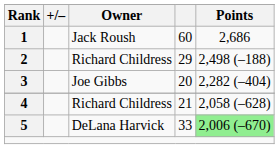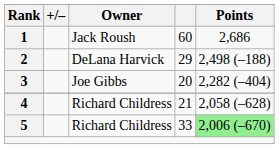(122, 59) Richard Childress -> (118, 59) DeLana Harvick
(118, 125) DeLana Harvick -> (122, 125) Richard Childress
